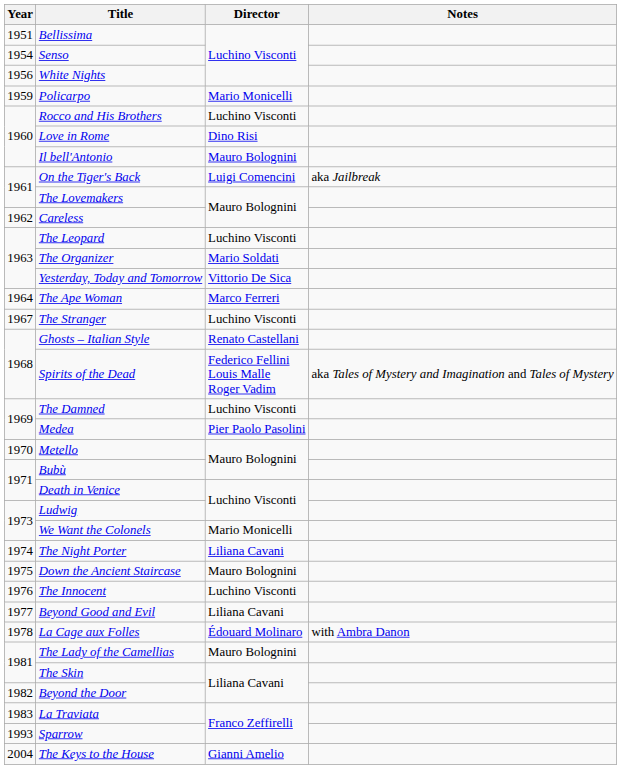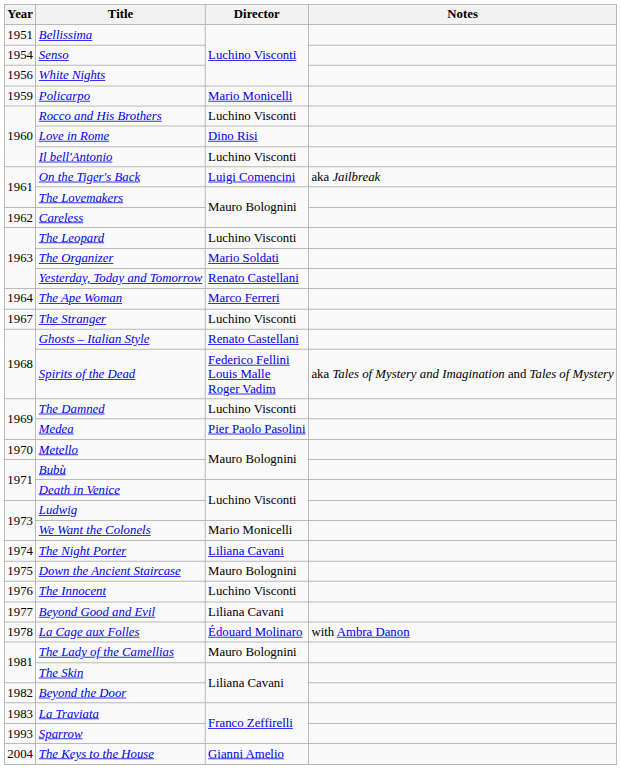(252, 156) Mauro Bolognini -> (252, 156) Luchino Visconti
(250, 278) Vittorio De Sica -> (253, 278) Renato Castellani
